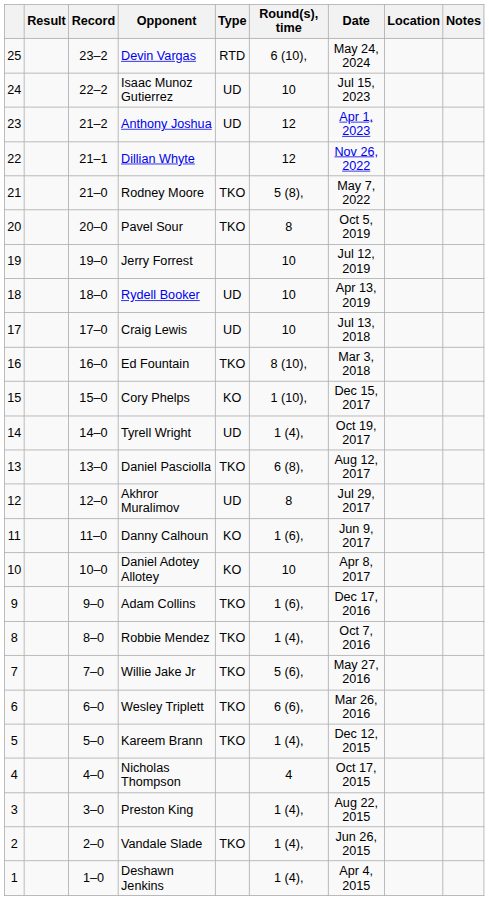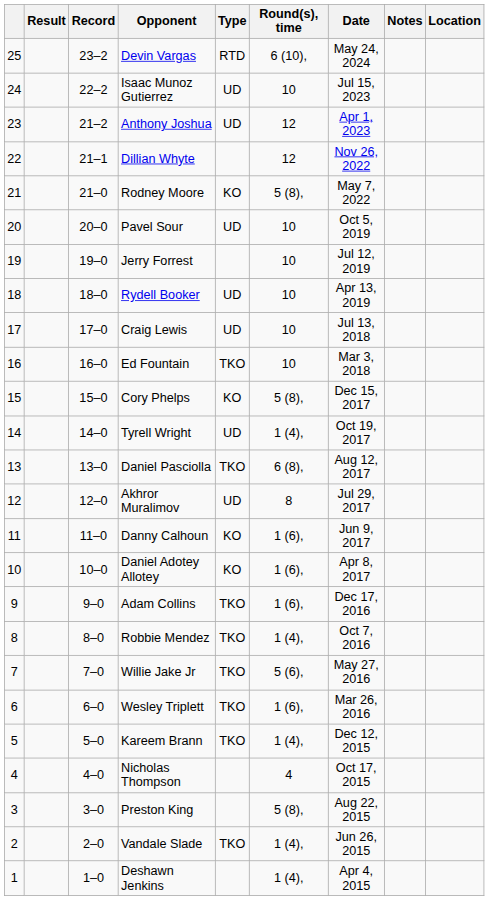columns swapped: (414, 21) <-> (463, 21)
(232, 192) TKO -> (232, 192) KO
(232, 227) TKO -> (232, 227) UD
(289, 227) 8 -> (289, 227) 10
(289, 364) 8 (10), -> (289, 364) 10
(289, 398) 1 (10), -> (289, 398) 5 (8),
(289, 569) 10 -> (289, 569) 1 (6),
(289, 706) 6 (6), -> (289, 706) 1 (6),
(289, 809) 1 (4), -> (289, 809) 5 (8),
